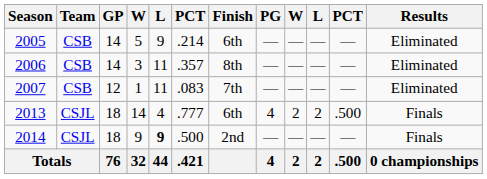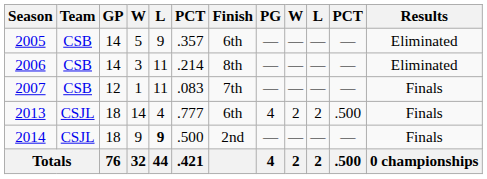(190, 40) .214 -> (190, 40) .357
(190, 64) .357 -> (190, 64) .214
(424, 88) Eliminated -> (424, 88) Finals
